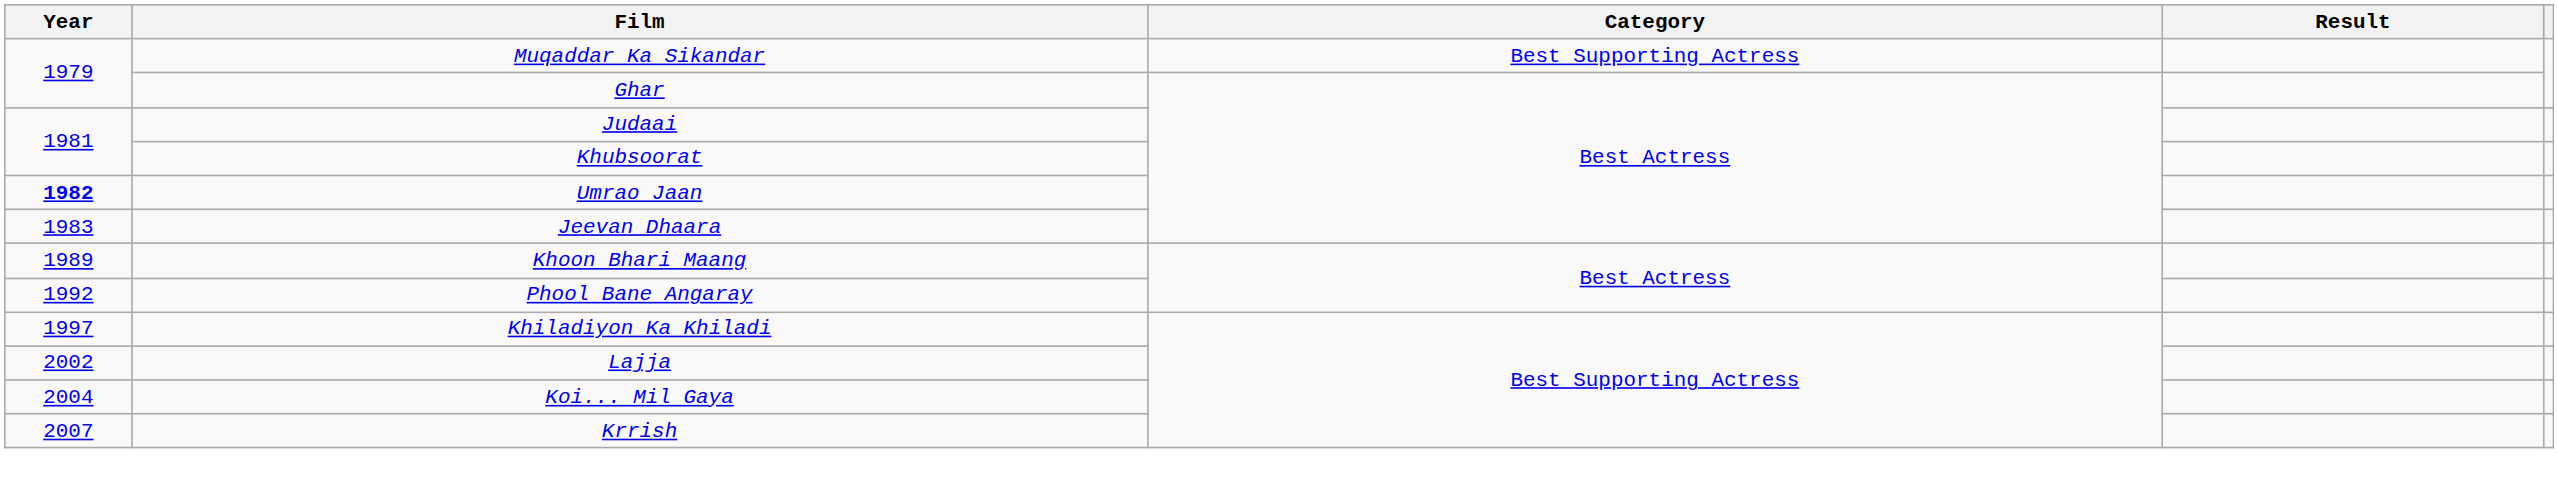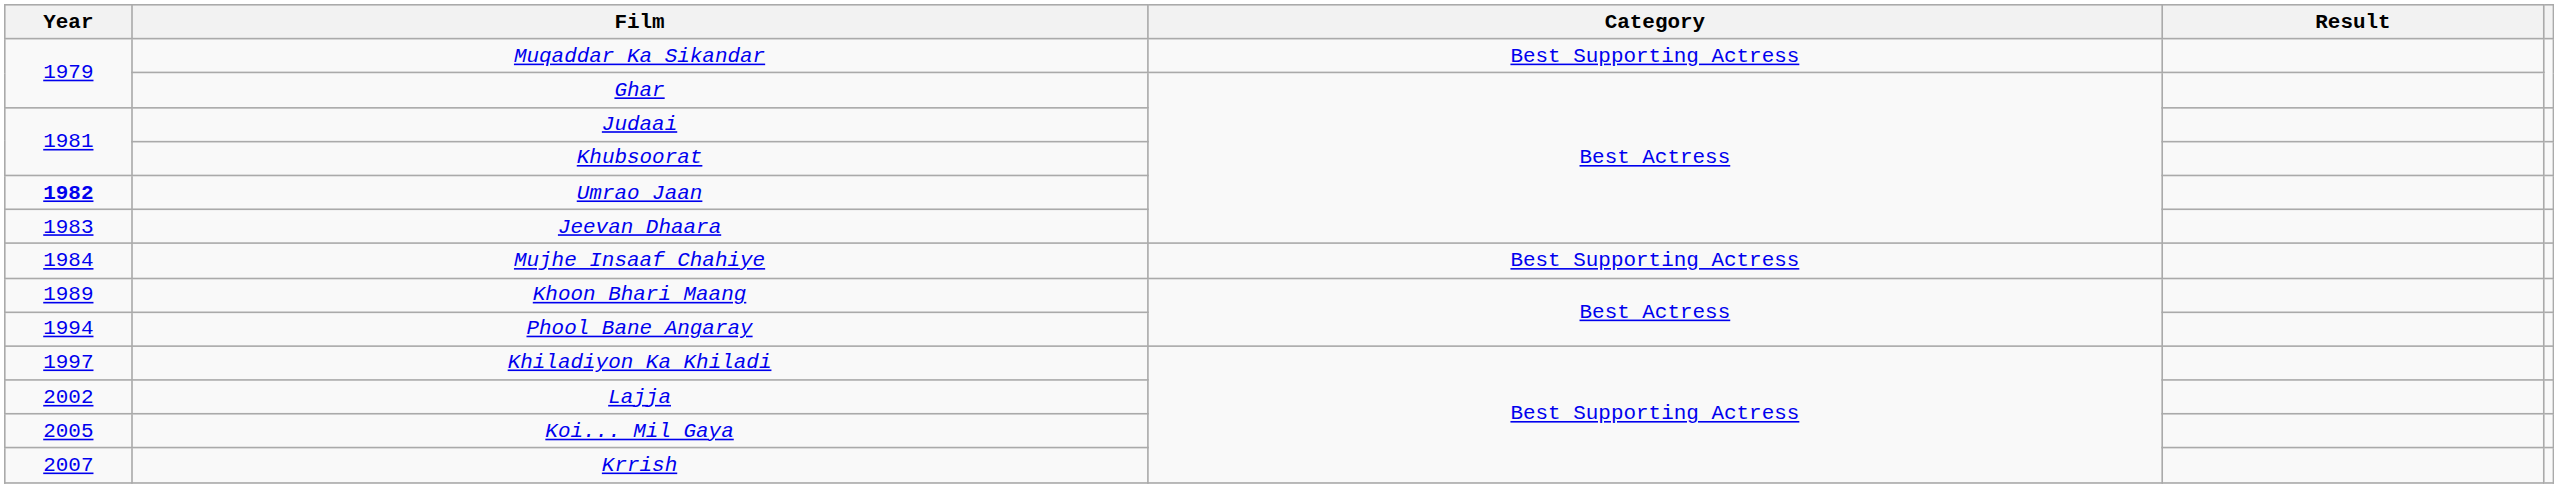+ row: (640, 261)
(68, 295) 1992 -> (68, 329) 1994
(68, 397) 2004 -> (68, 431) 2005
